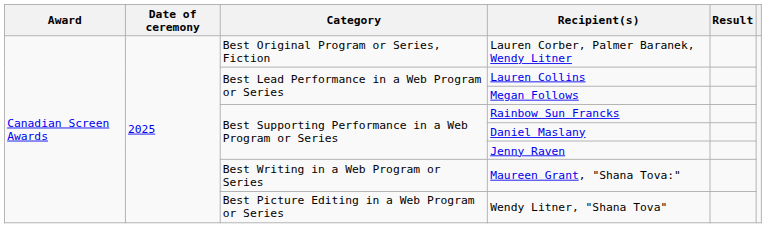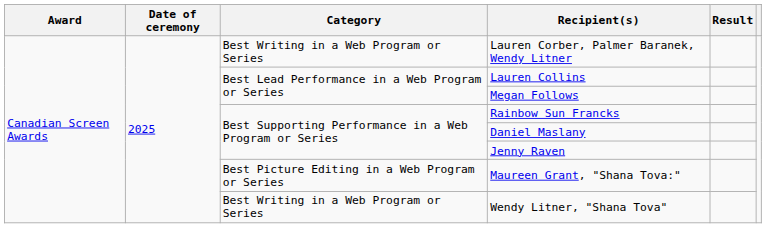(332, 52) Best Original Program or Series, Fiction -> (332, 52) Best Writing in a Web Program or Series
(332, 175) Best Writing in a Web Program or Series -> (349, 175) Best Picture Editing in a Web Program or Series
(349, 207) Best Picture Editing in a Web Program or Series -> (332, 207) Best Writing in a Web Program or Series
